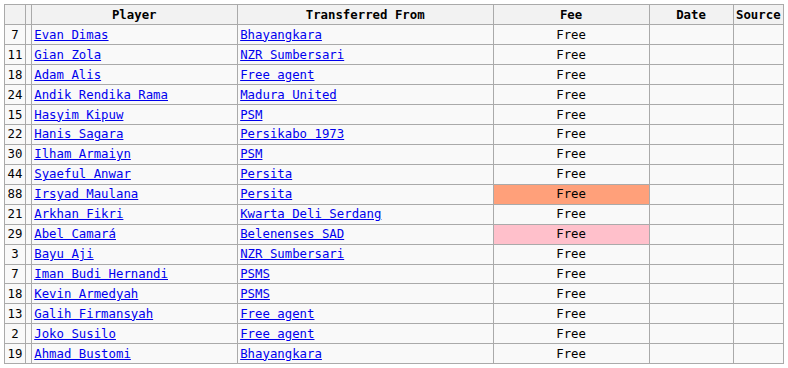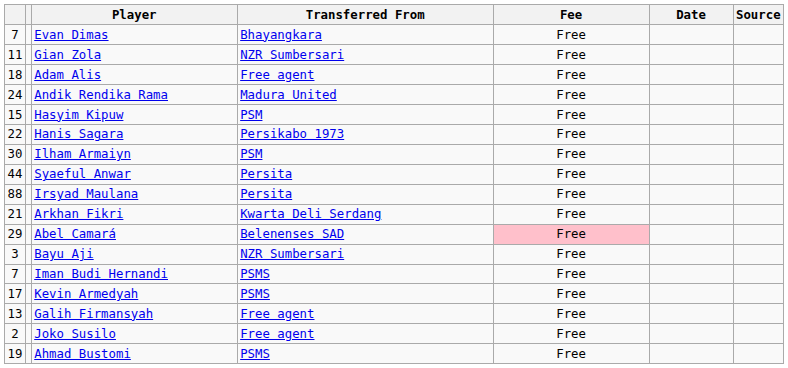(571, 194) lightsalmon background -> (571, 194) no background
(15, 294) 18 -> (15, 294) 17
(281, 354) Bhayangkara -> (255, 354) PSMS
